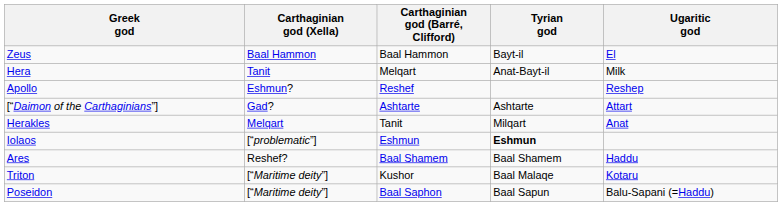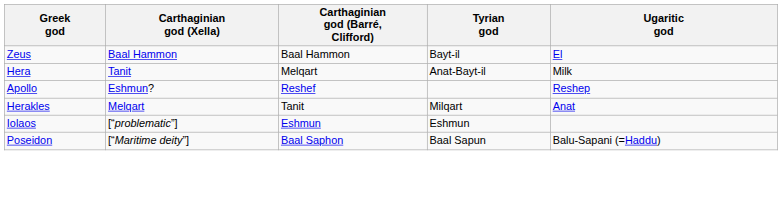- row: (82, 106)
(515, 141) bold -> (450, 123) normal
- row: (18, 158)
- row: (21, 175)
